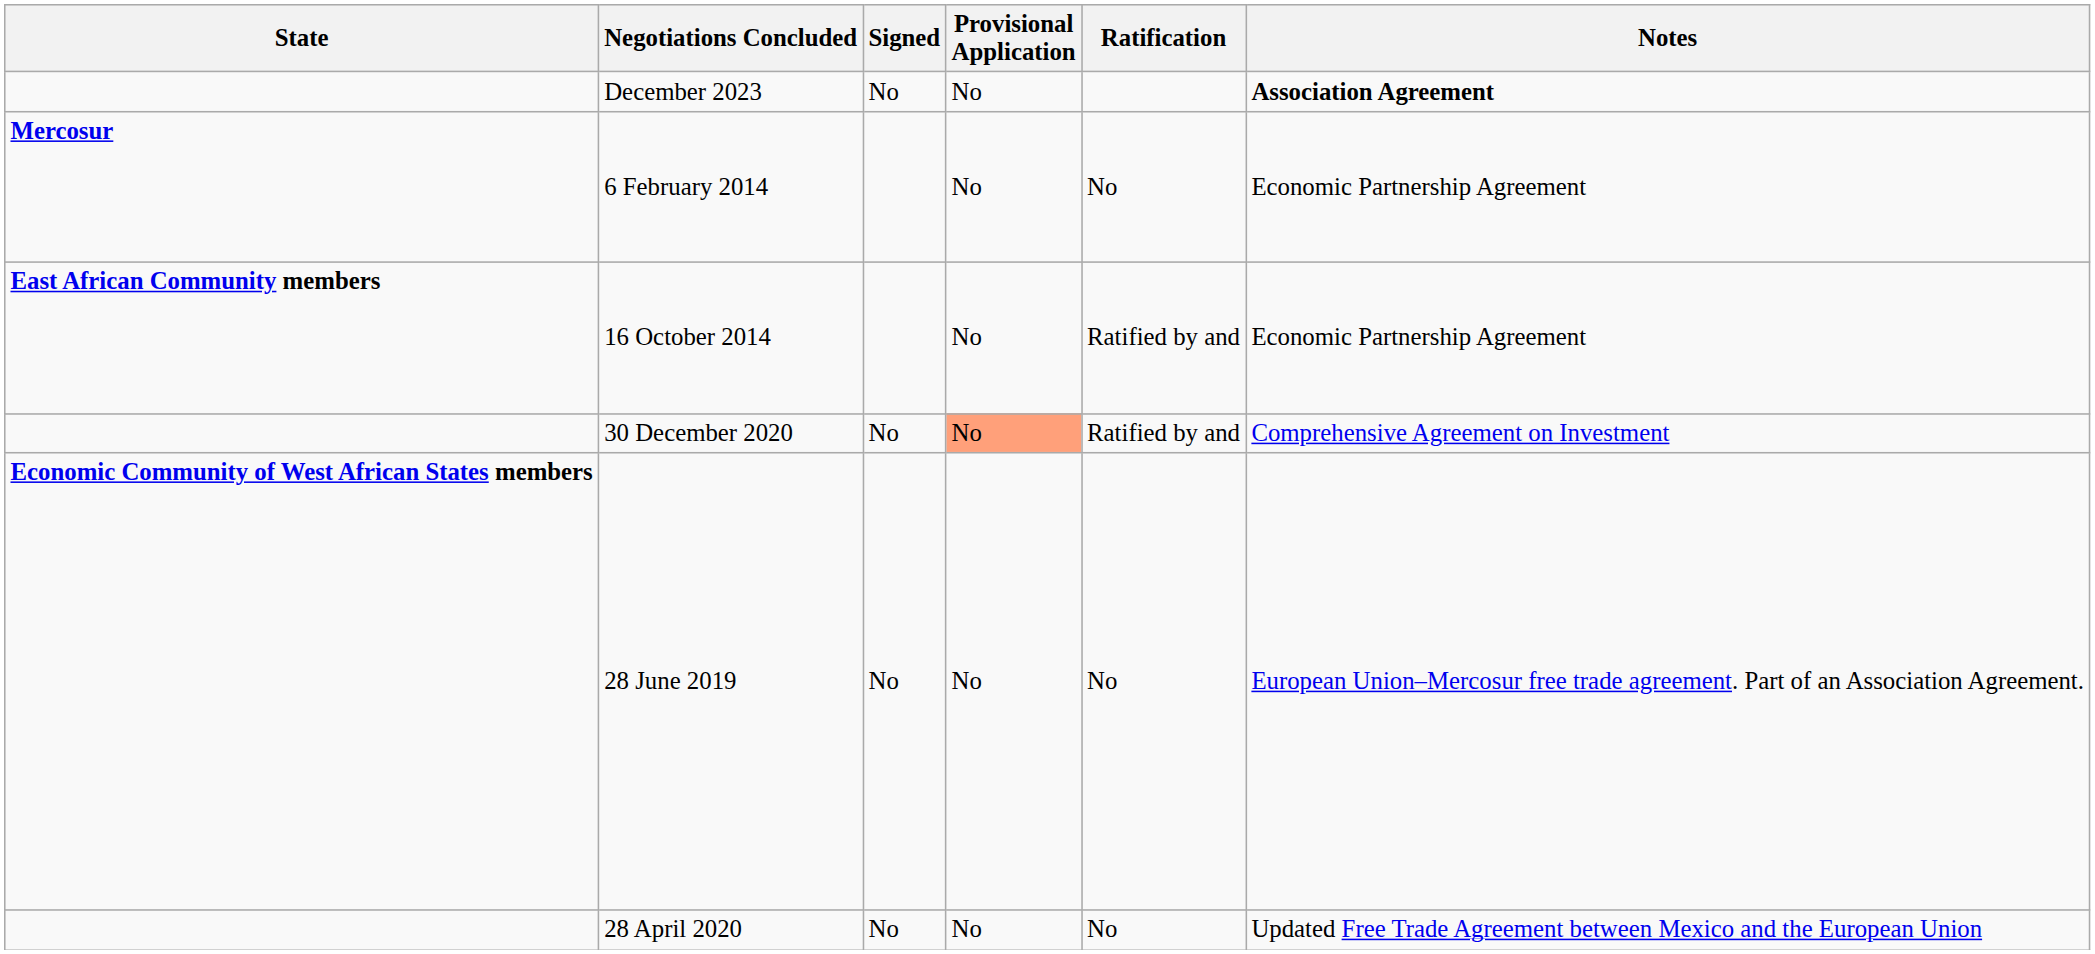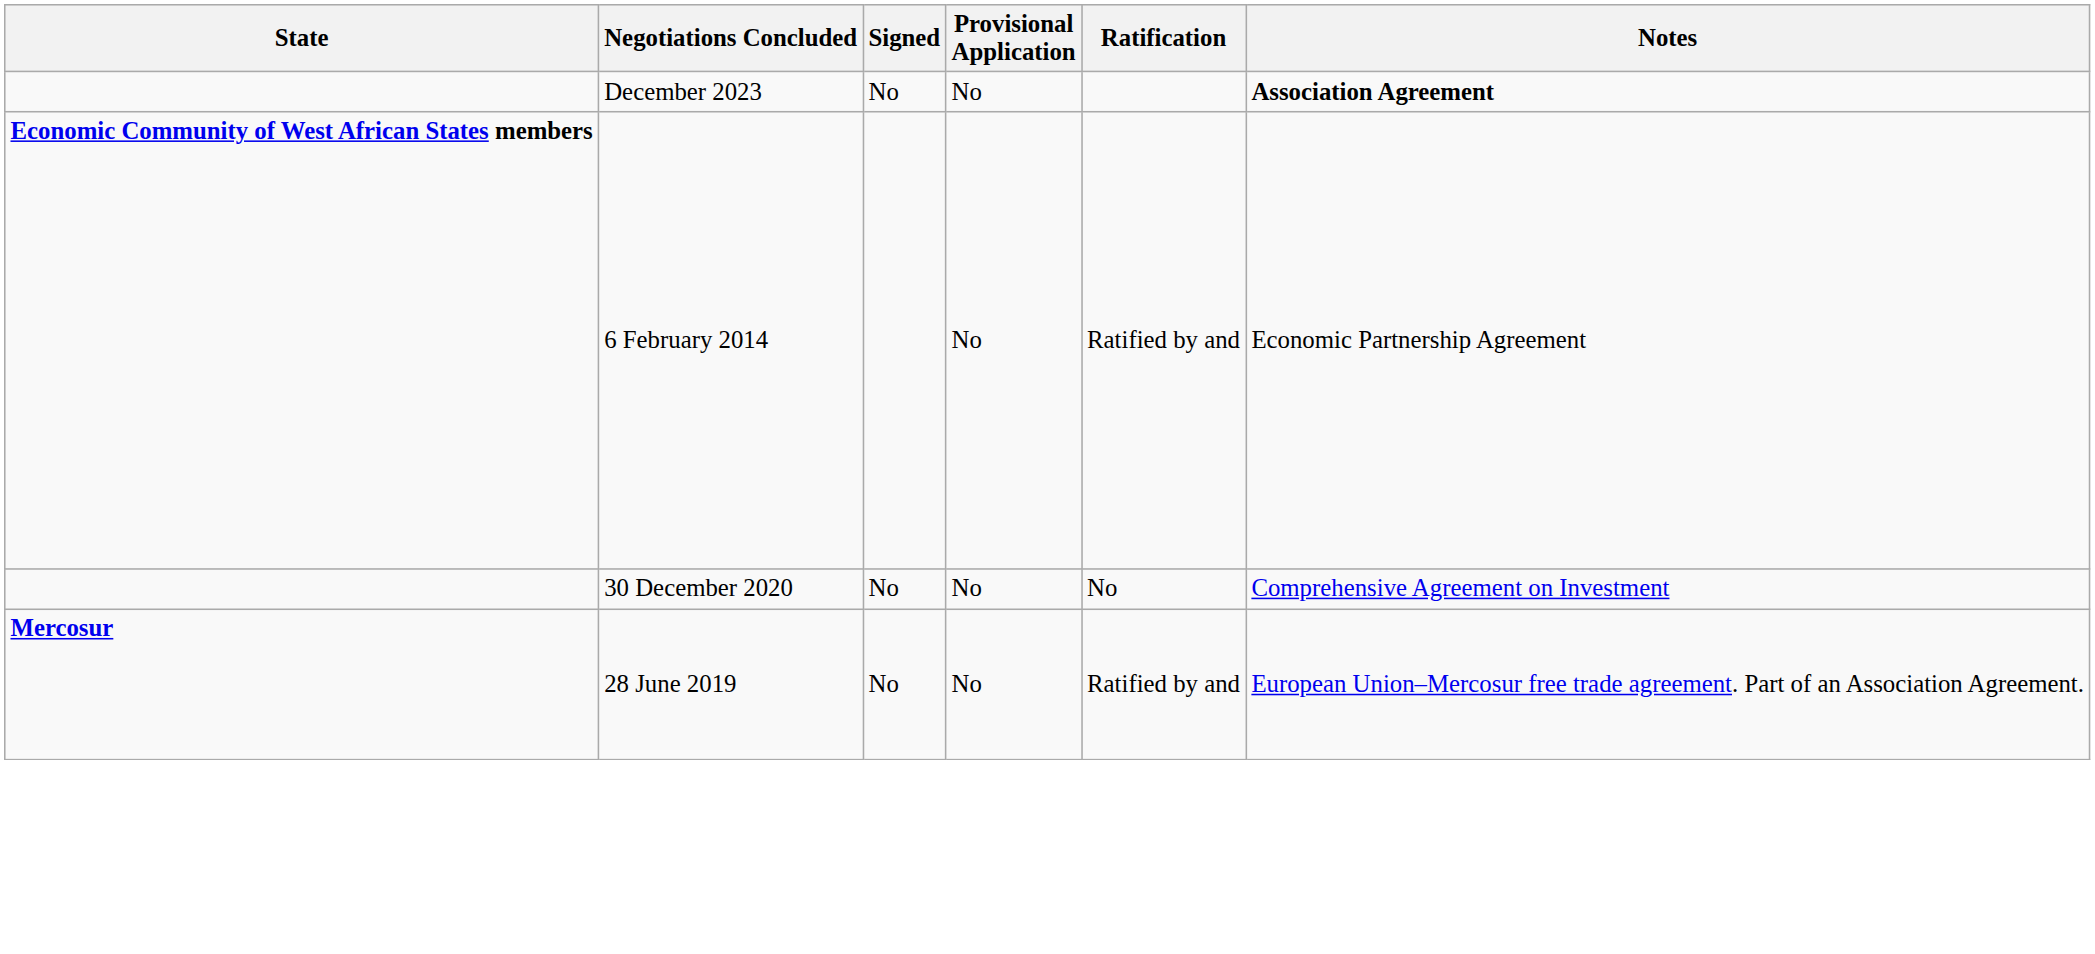(62, 130) Mercosur -> (302, 130) Economic Community of West African States members
(1102, 186) No -> (1164, 339) Ratified by and
- row: (688, 337)
(967, 432) lightsalmon background -> (967, 588) no background
(1164, 432) Ratified by and -> (1102, 588) No
(302, 471) Economic Community of West African States members -> (62, 627) Mercosur
(1102, 681) No -> (1164, 683) Ratified by and
- row: (673, 929)
